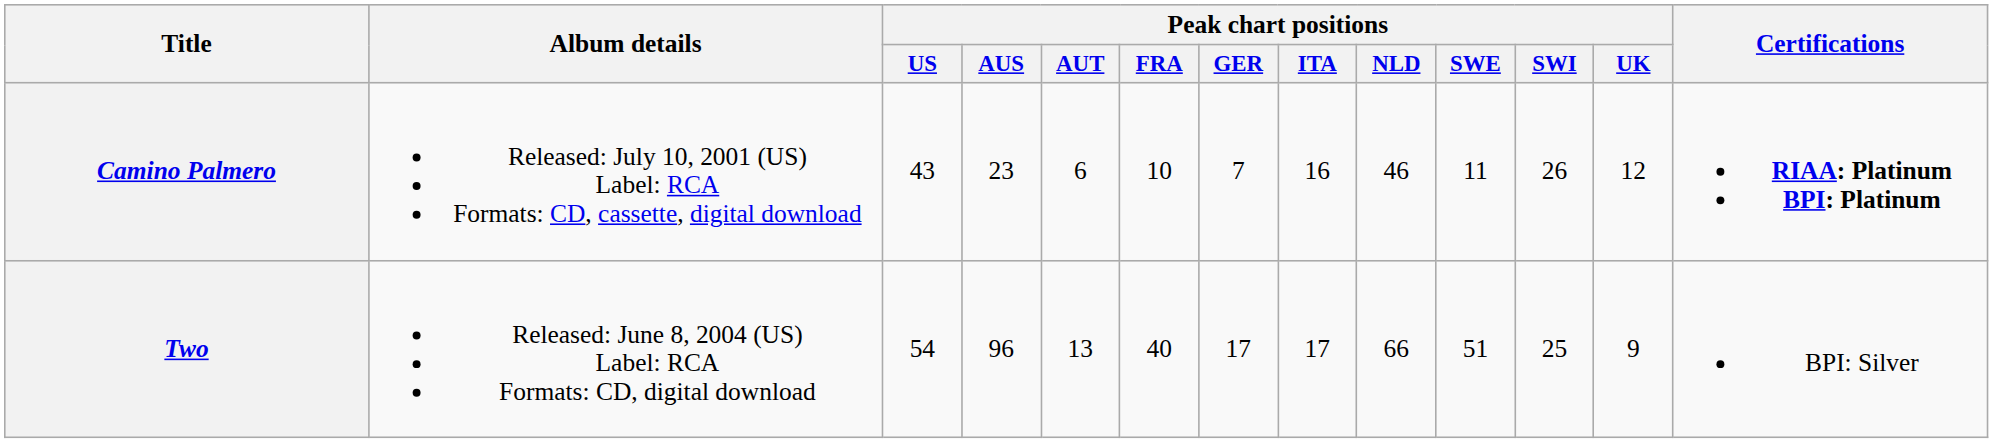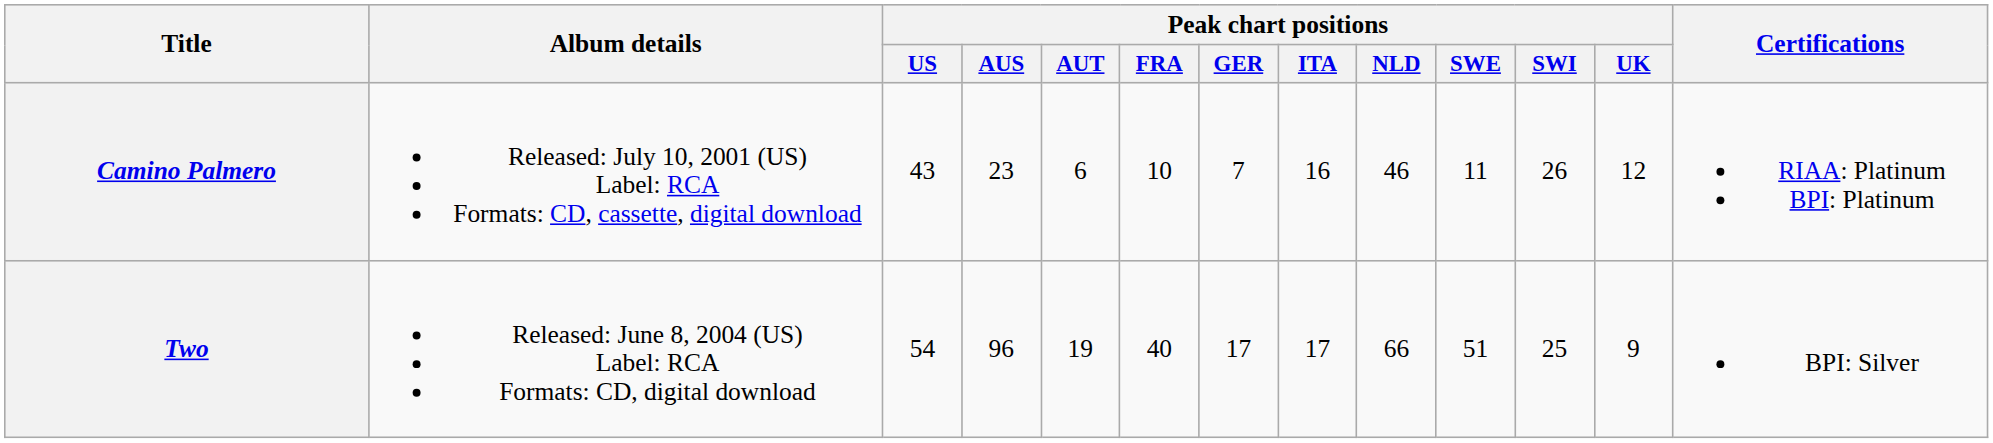(1830, 186) bold -> (1830, 186) normal
(1080, 348) 13 -> (1080, 348) 19
